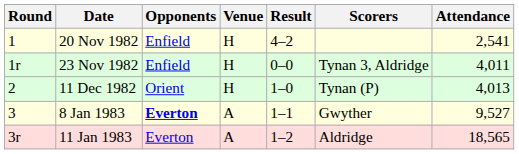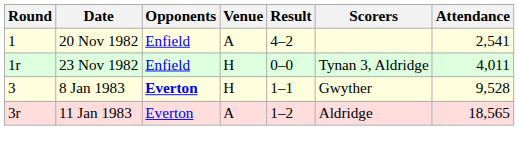(229, 40) H -> (229, 40) A
- row: (97, 88)
(229, 112) A -> (229, 88) H
(493, 112) 9,527 -> (493, 88) 9,528
